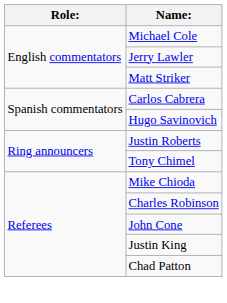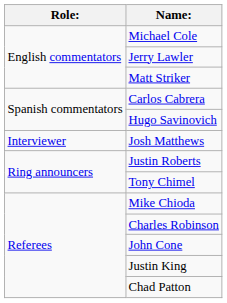+ row: (166, 140)
